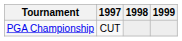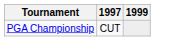- column: (137, 12)
